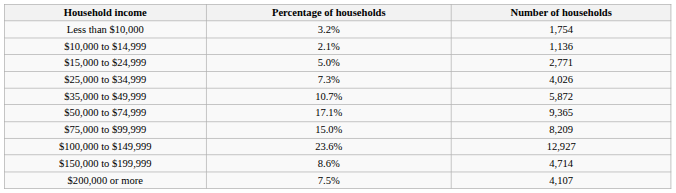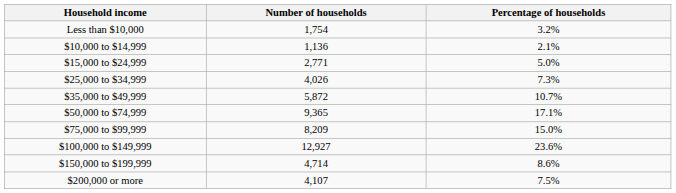columns swapped: (561, 12) <-> (329, 12)
